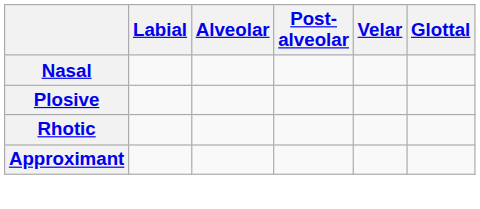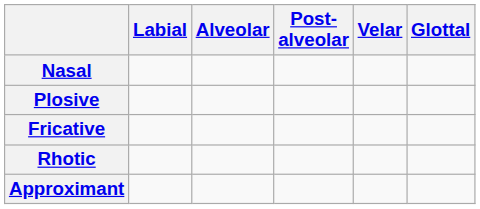+ row: (67, 129)
